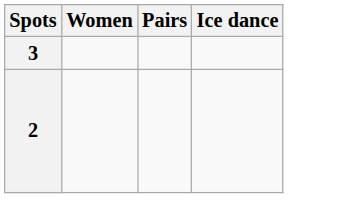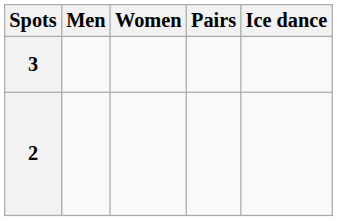+ column: (86, 20)
